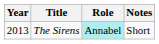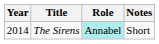(18, 30) 2013 -> (18, 30) 2014
